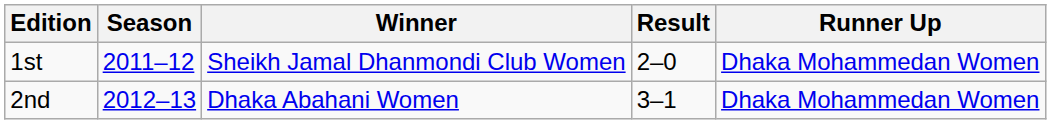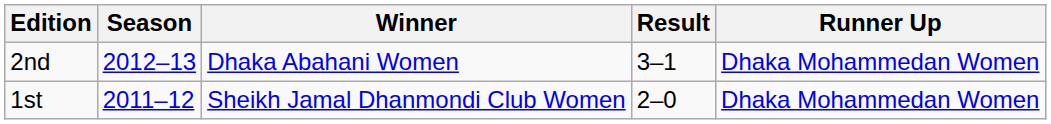rows swapped: (26, 61) <-> (30, 99)
